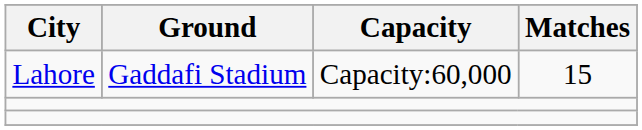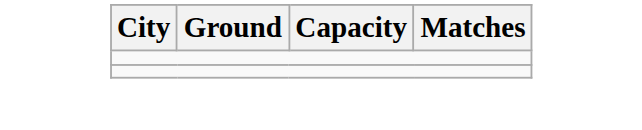- row: (54, 73)
